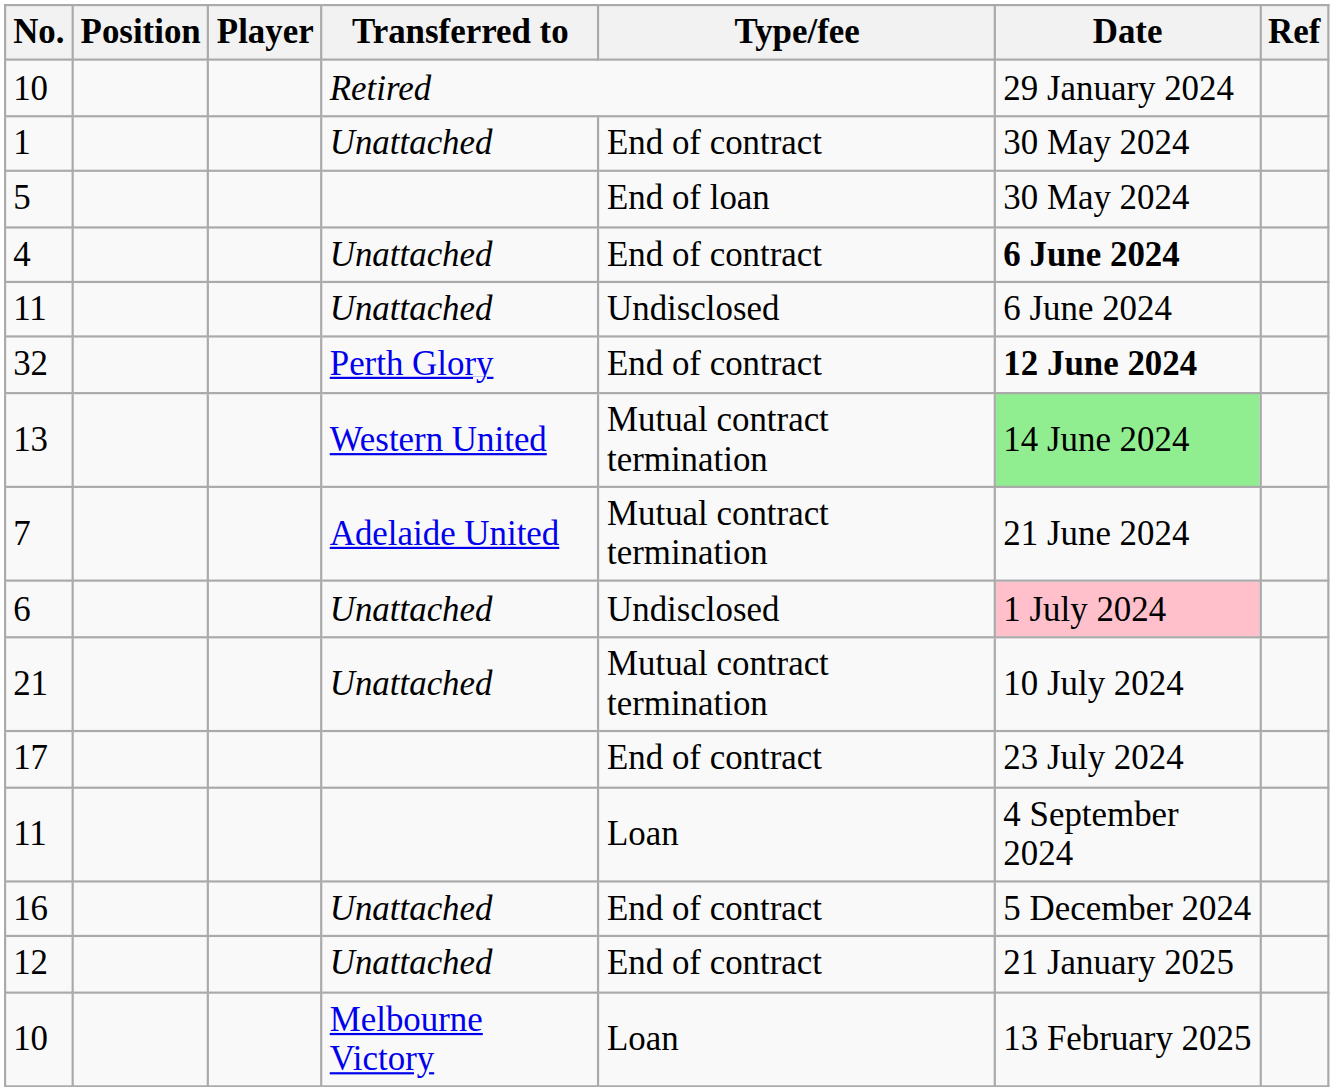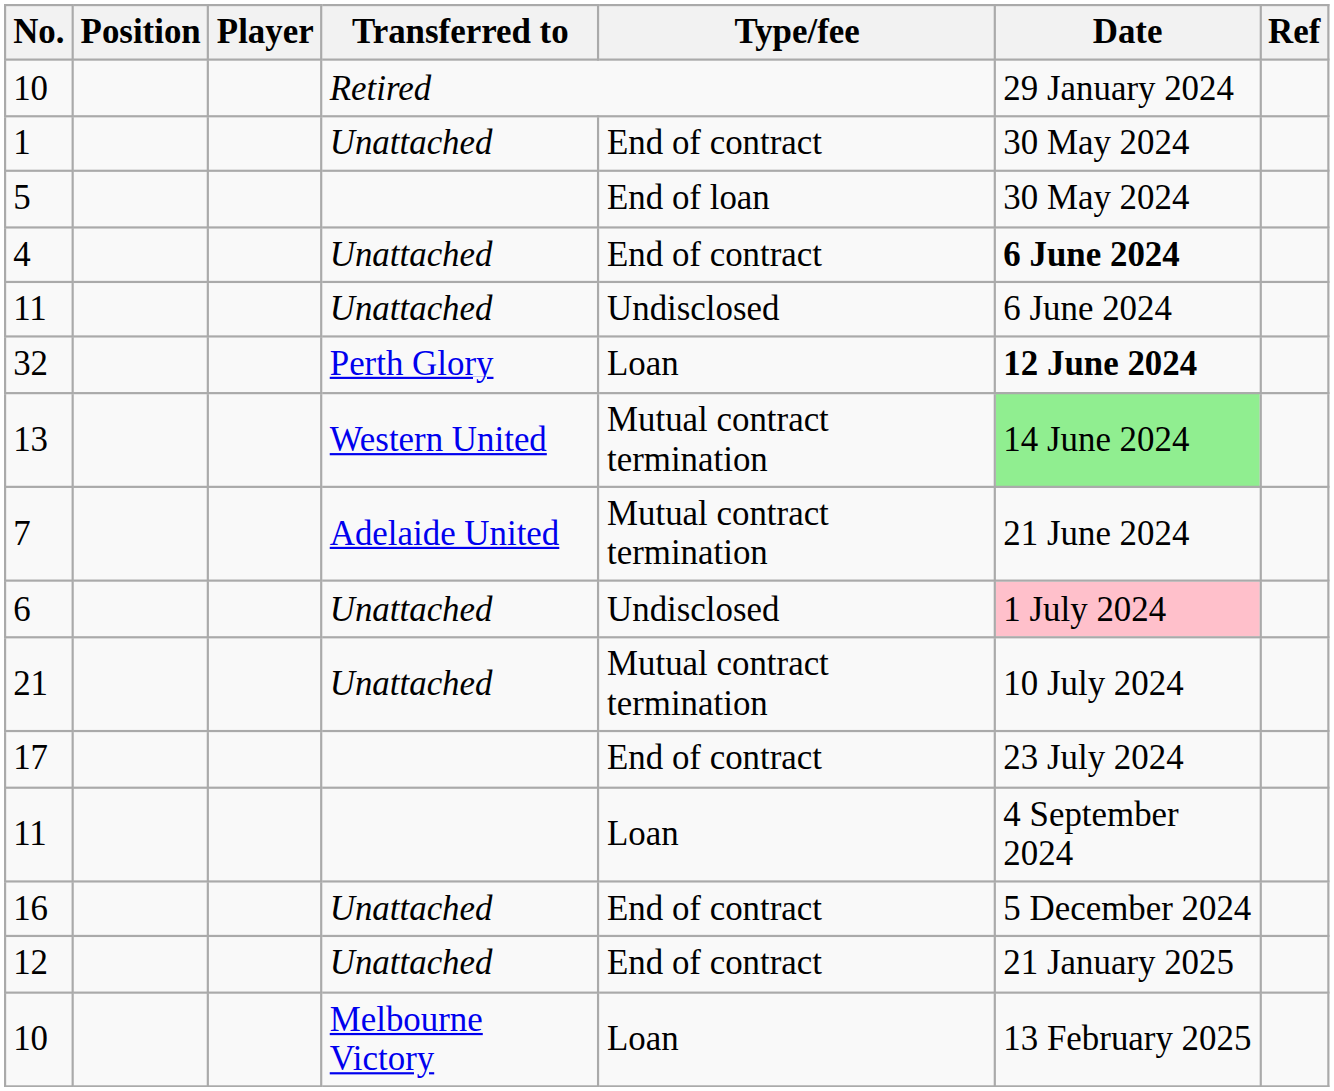(715, 364) End of contract -> (643, 364) Loan
